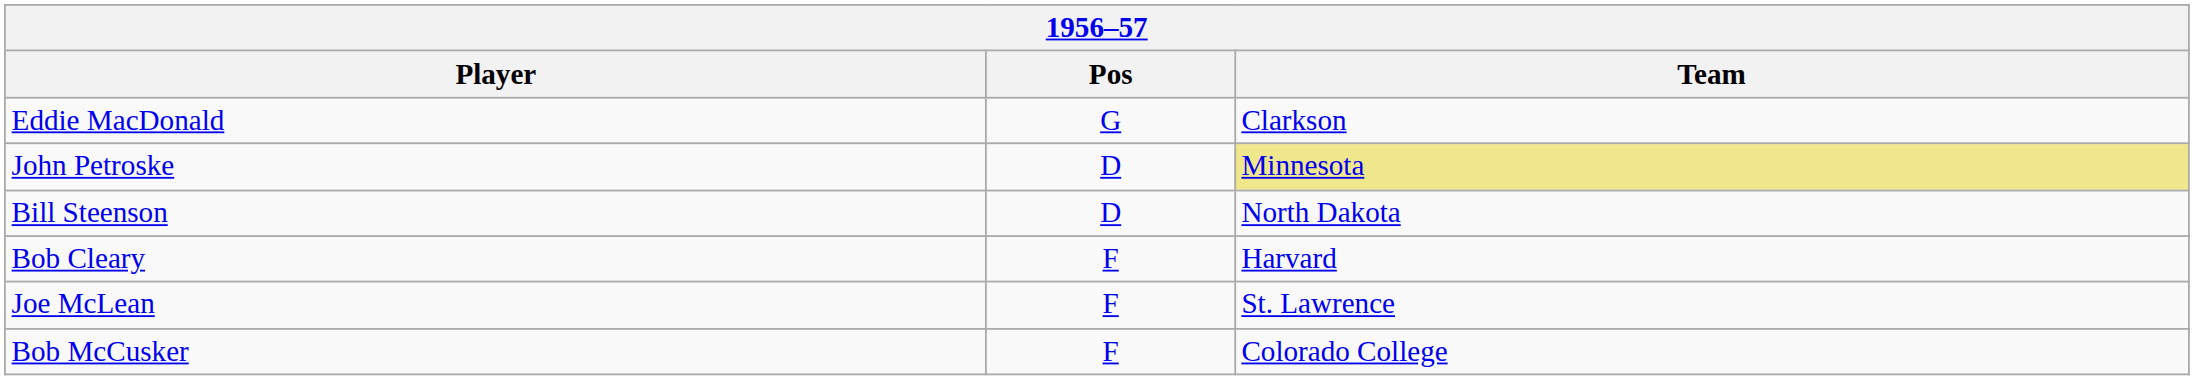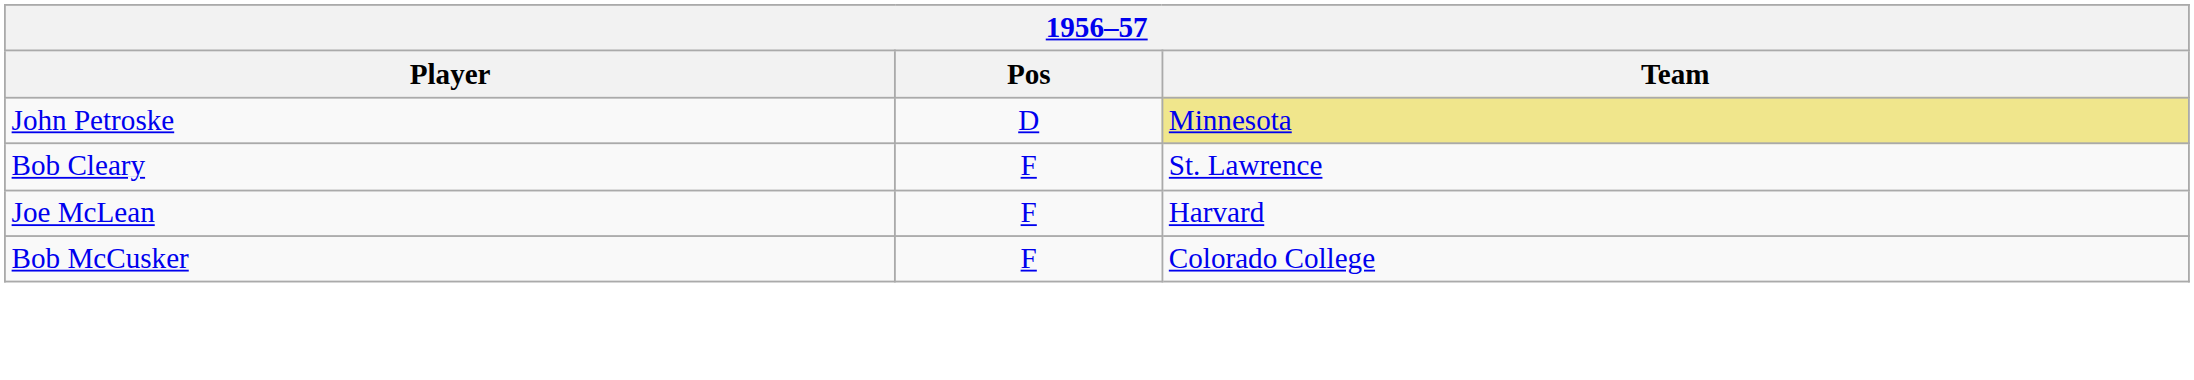- row: (118, 119)
- row: (90, 212)
(1289, 258) Harvard -> (1246, 166) St. Lawrence
(1318, 304) St. Lawrence -> (1217, 212) Harvard
